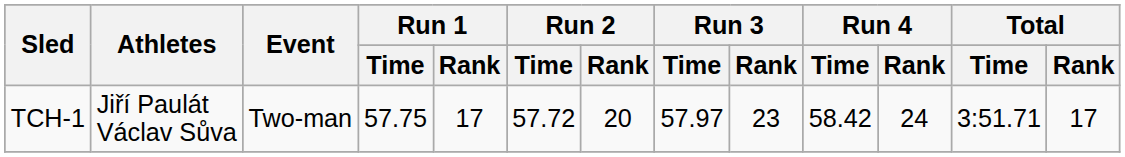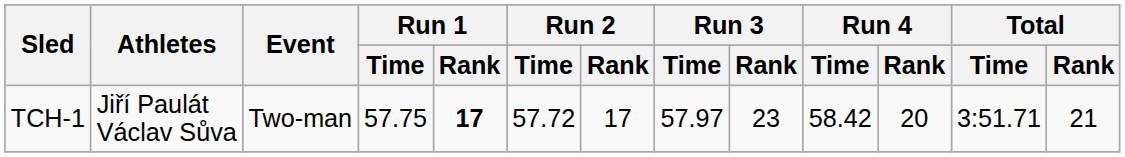(470, 119) normal -> (470, 119) bold
(618, 119) 20 -> (618, 119) 17
(914, 119) 24 -> (914, 119) 20
(1084, 119) 17 -> (1084, 119) 21
